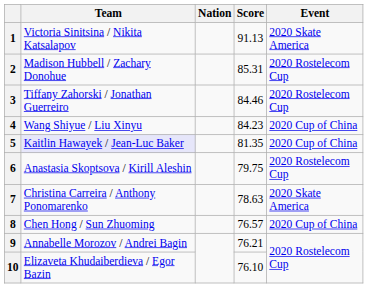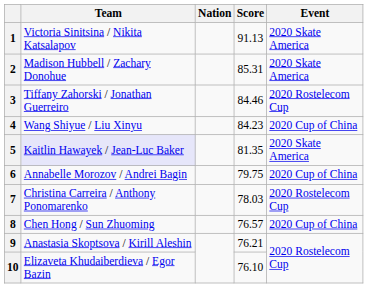(309, 69) 2020 Rostelecom Cup -> (295, 69) 2020 Skate America
(313, 143) 2020 Cup of China -> (295, 150) 2020 Skate America
(108, 168) Anastasia Skoptsova / Kirill Aleshin -> (105, 175) Annabelle Morozov / Andrei Bagin
(309, 168) 2020 Rostelecom Cup -> (313, 175) 2020 Cup of China
(250, 199) 78.63 -> (250, 199) 78.03
(295, 199) 2020 Skate America -> (309, 199) 2020 Rostelecom Cup
(105, 242) Annabelle Morozov / Andrei Bagin -> (108, 242) Anastasia Skoptsova / Kirill Aleshin
